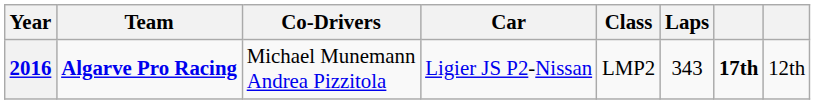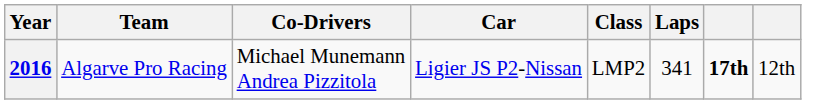(149, 68) bold -> (144, 68) normal
(687, 68) 343 -> (677, 68) 341
